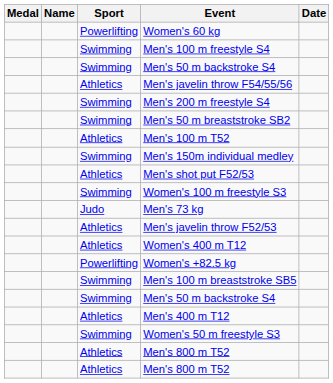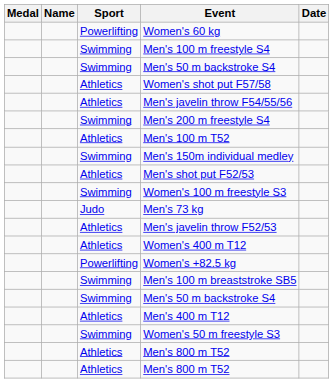+ row: (101, 85)
- row: (106, 120)
